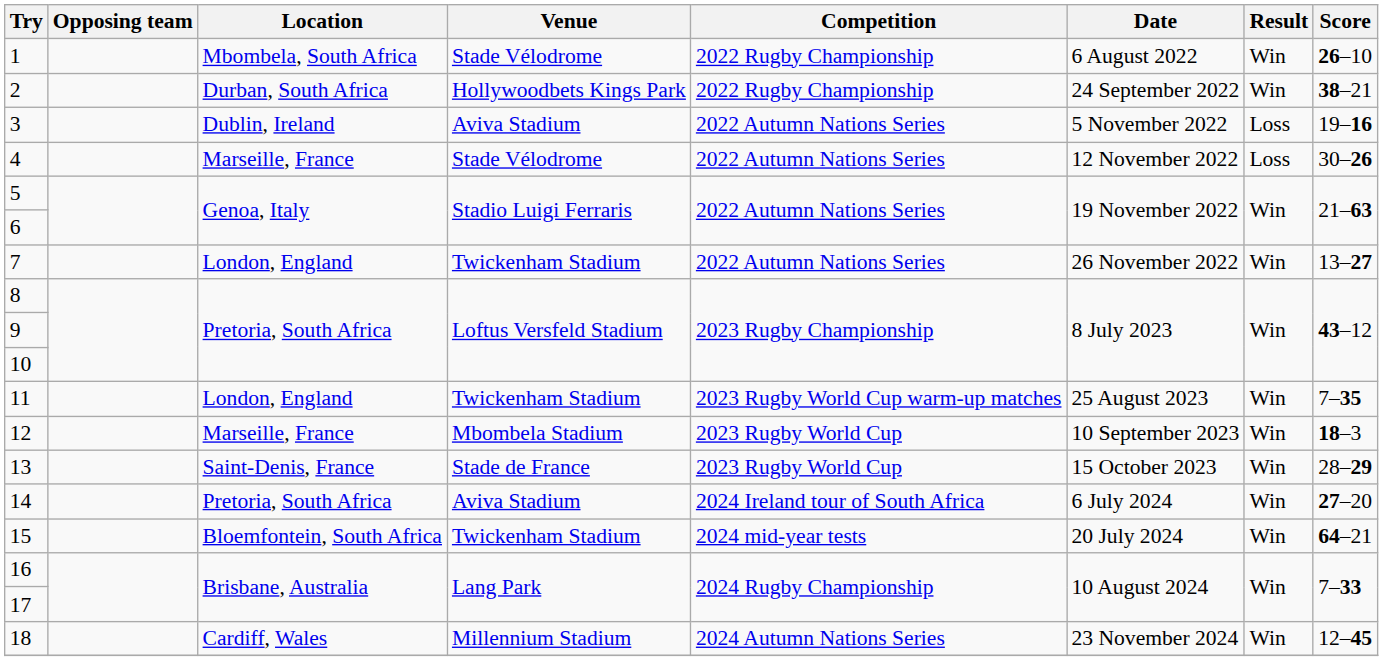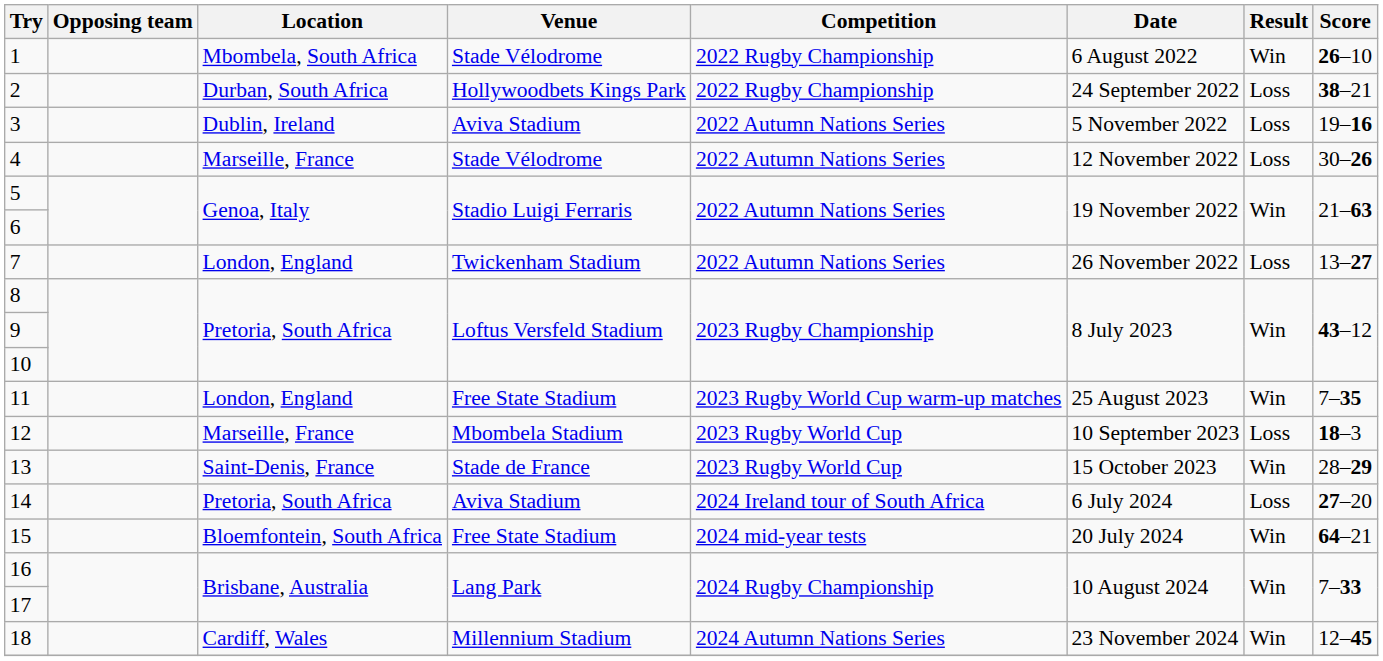(1268, 90) Win -> (1270, 90) Loss
(1268, 261) Win -> (1270, 261) Loss
(546, 398) Twickenham Stadium -> (534, 398) Free State Stadium
(1268, 432) Win -> (1270, 432) Loss
(1268, 501) Win -> (1270, 501) Loss
(546, 535) Twickenham Stadium -> (534, 535) Free State Stadium
